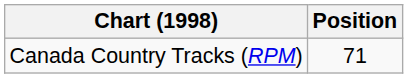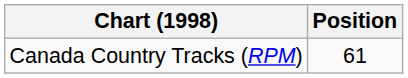(355, 55) 71 -> (355, 55) 61
